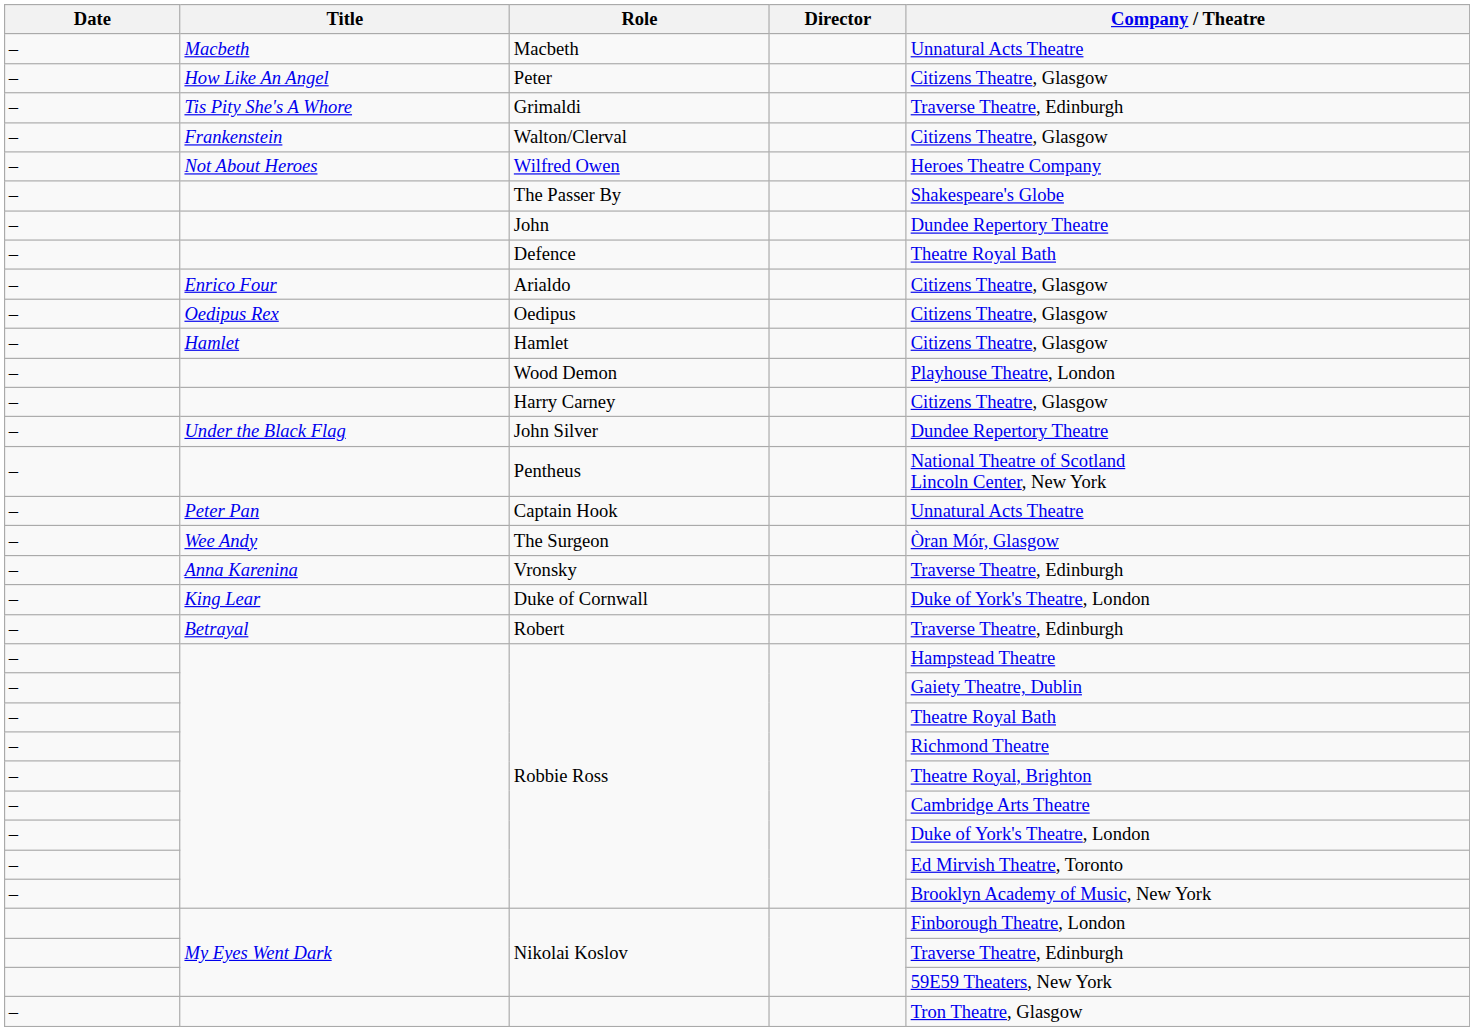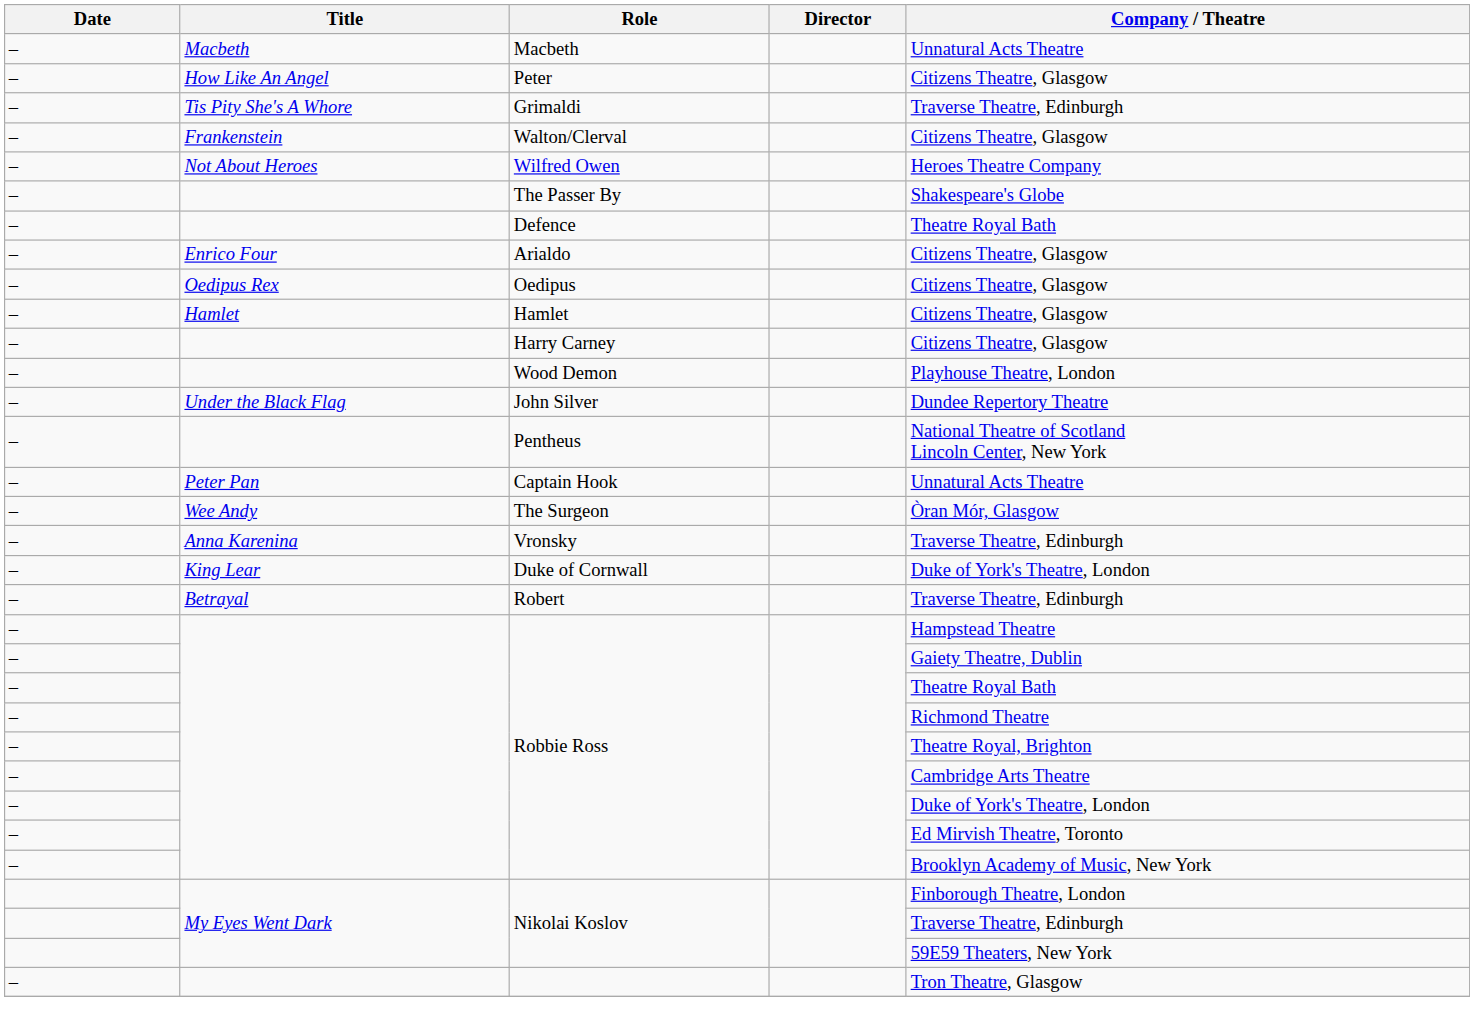- row: (345, 225)
rows swapped: (345, 373) <-> (345, 402)
